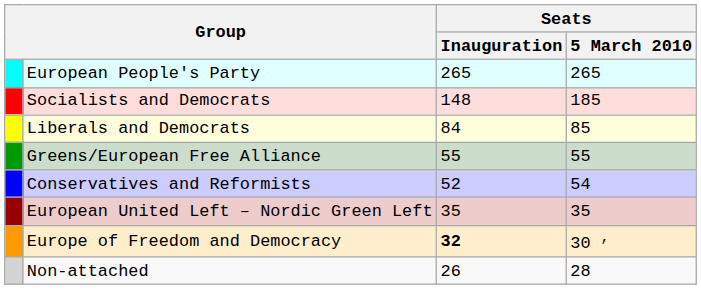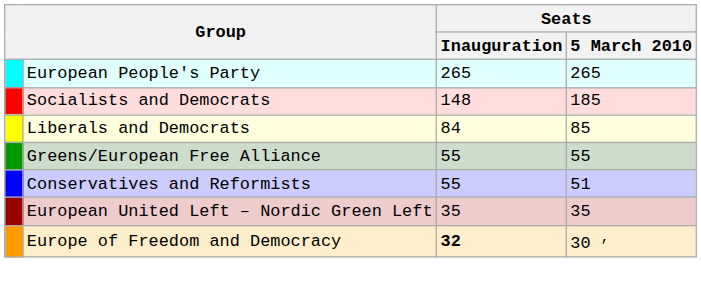(451, 184) 52 -> (451, 184) 55
(580, 184) 54 -> (580, 184) 51
- row: (88, 271)
